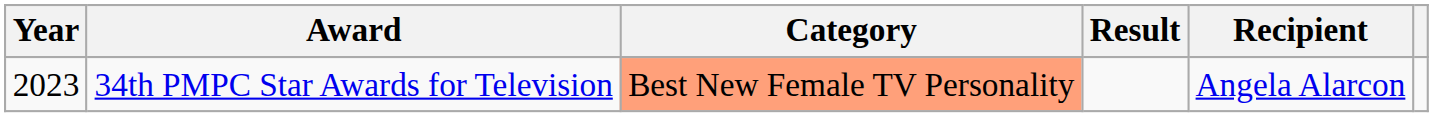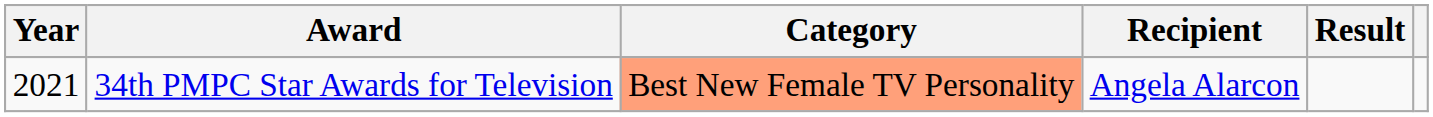columns swapped: (1300, 30) <-> (1135, 30)
(46, 83) 2023 -> (46, 83) 2021
